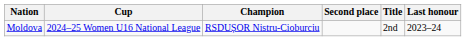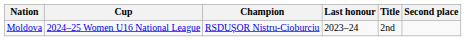columns swapped: (351, 12) <-> (433, 12)
